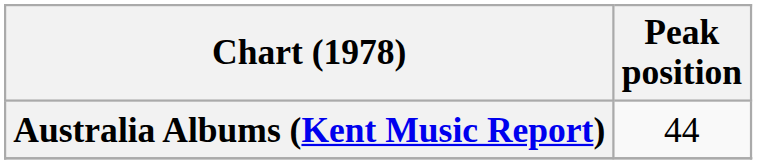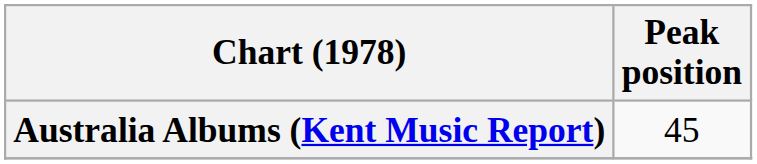(682, 128) 44 -> (682, 128) 45
